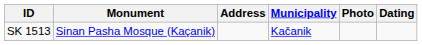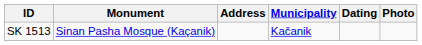columns swapped: (397, 13) <-> (358, 13)
